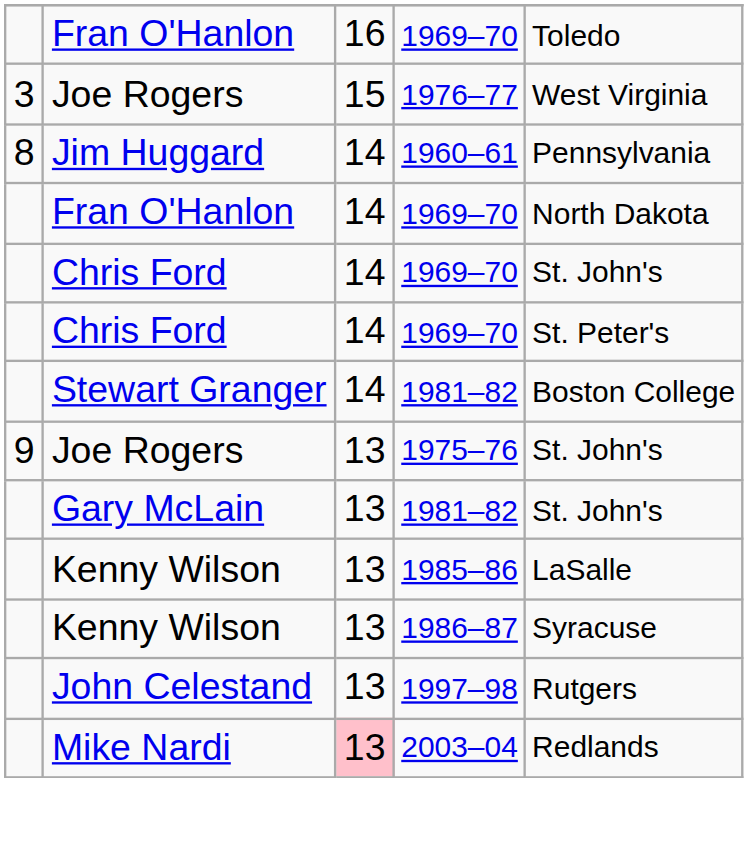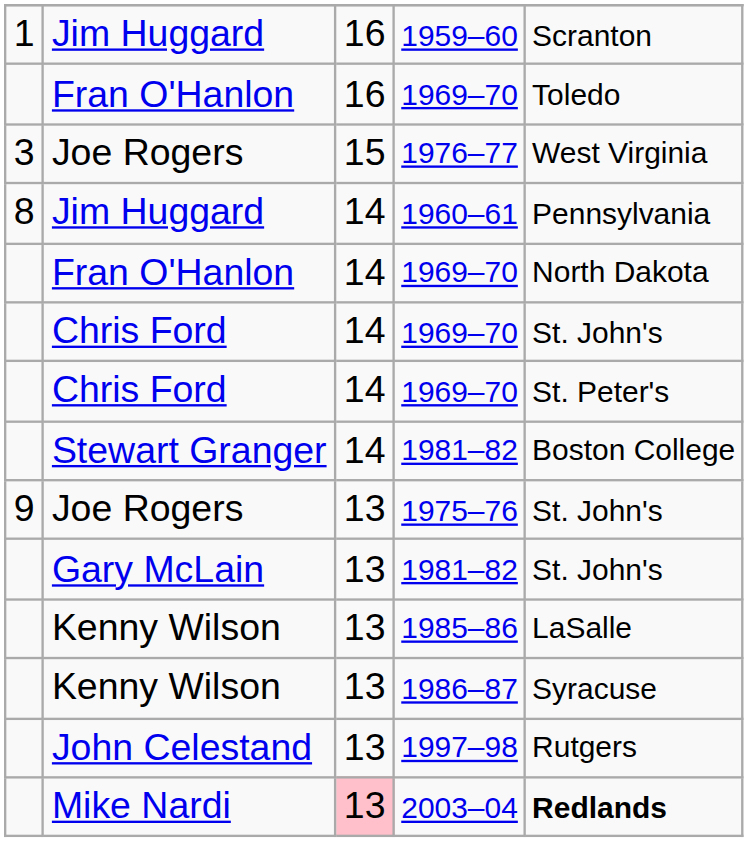+ row: (158, 34)
(595, 747) normal -> (600, 807) bold
